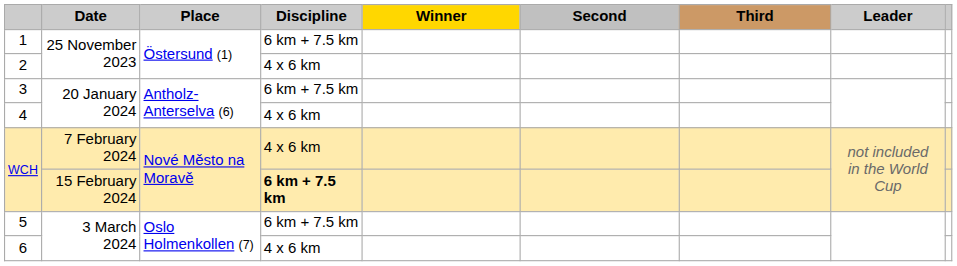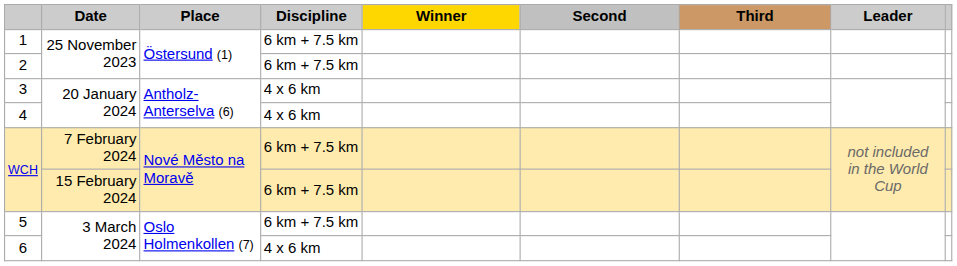(292, 65) 4 x 6 km -> (311, 65) 6 km + 7.5 km
(311, 90) 6 km + 7.5 km -> (292, 90) 4 x 6 km
(292, 147) 4 x 6 km -> (311, 147) 6 km + 7.5 km
(300, 189) bold -> (311, 189) normal
